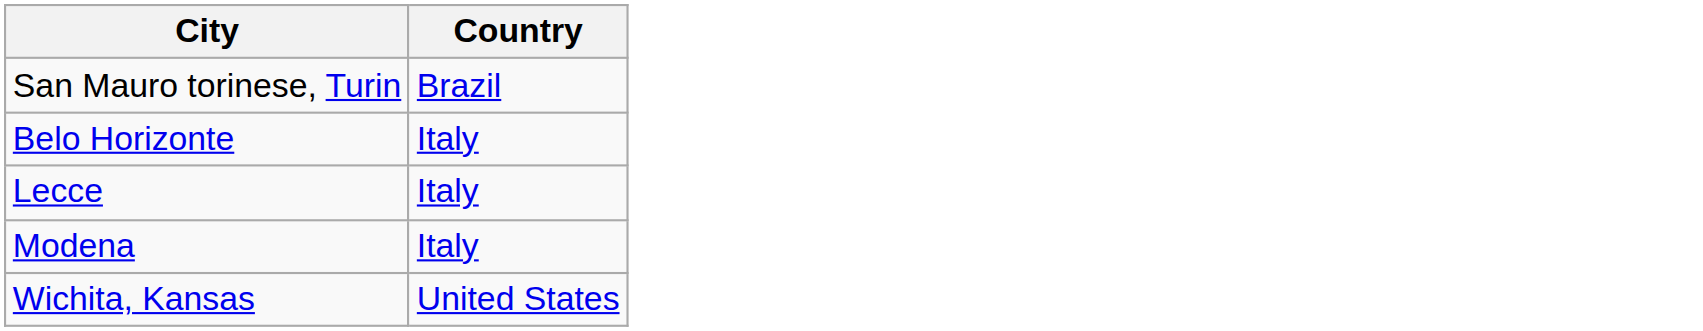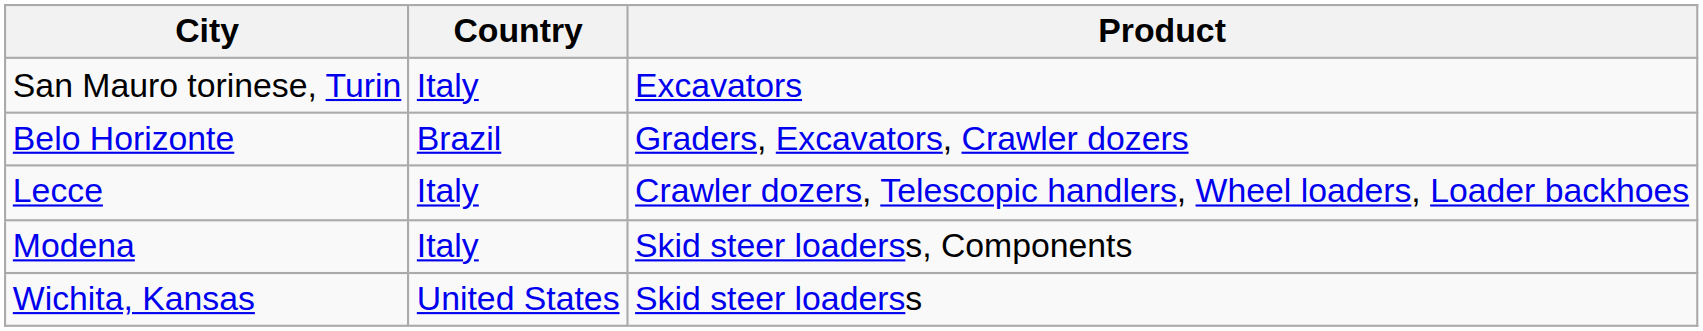+ column: (1162, 31)
(459, 84) Brazil -> (448, 84) Italy
(448, 138) Italy -> (459, 138) Brazil
